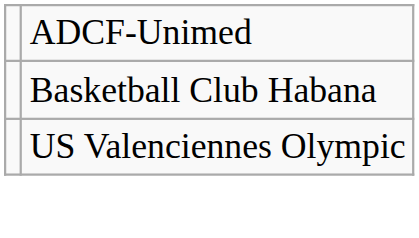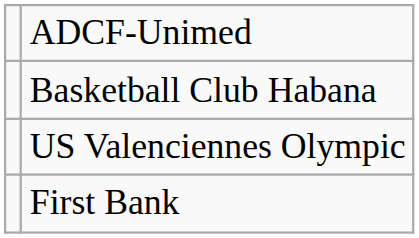+ row: (105, 202)
